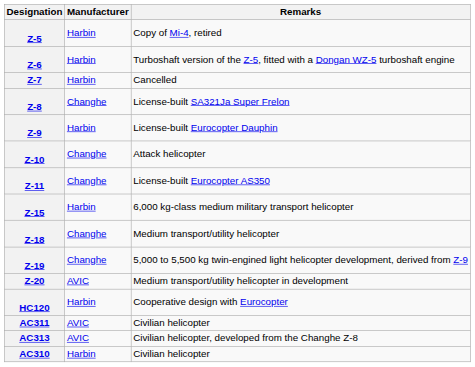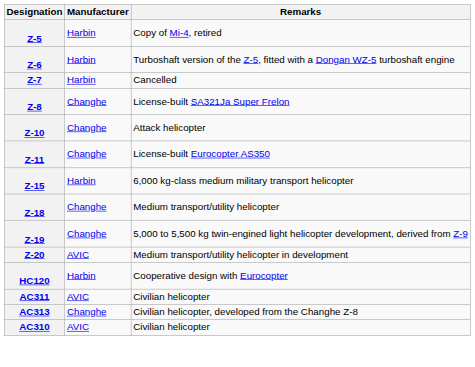- row: (34, 133)
(78, 338) AVIC -> (87, 312) Changhe
(81, 354) Harbin -> (78, 327) AVIC
